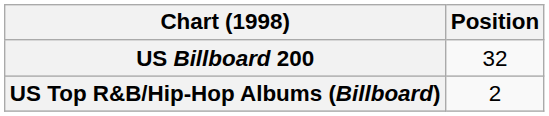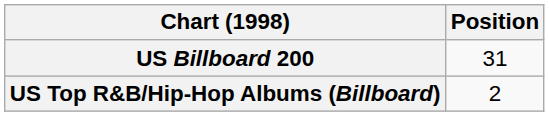(495, 57) 32 -> (495, 57) 31
